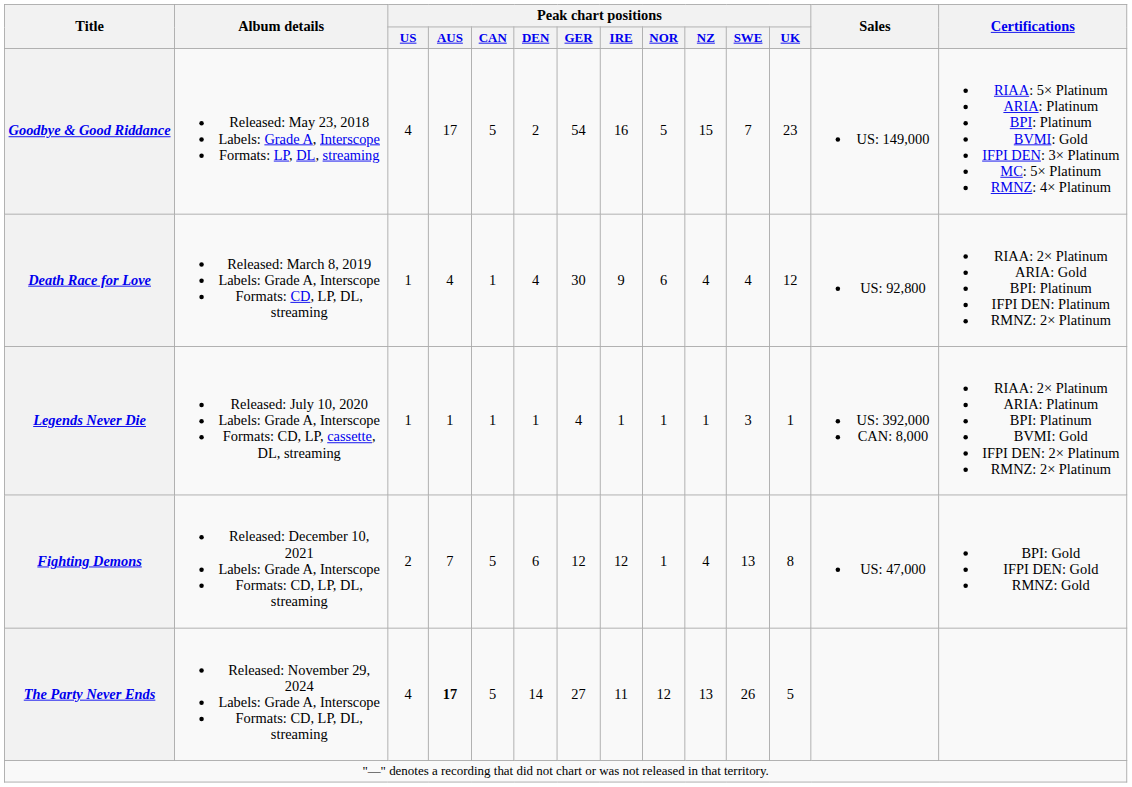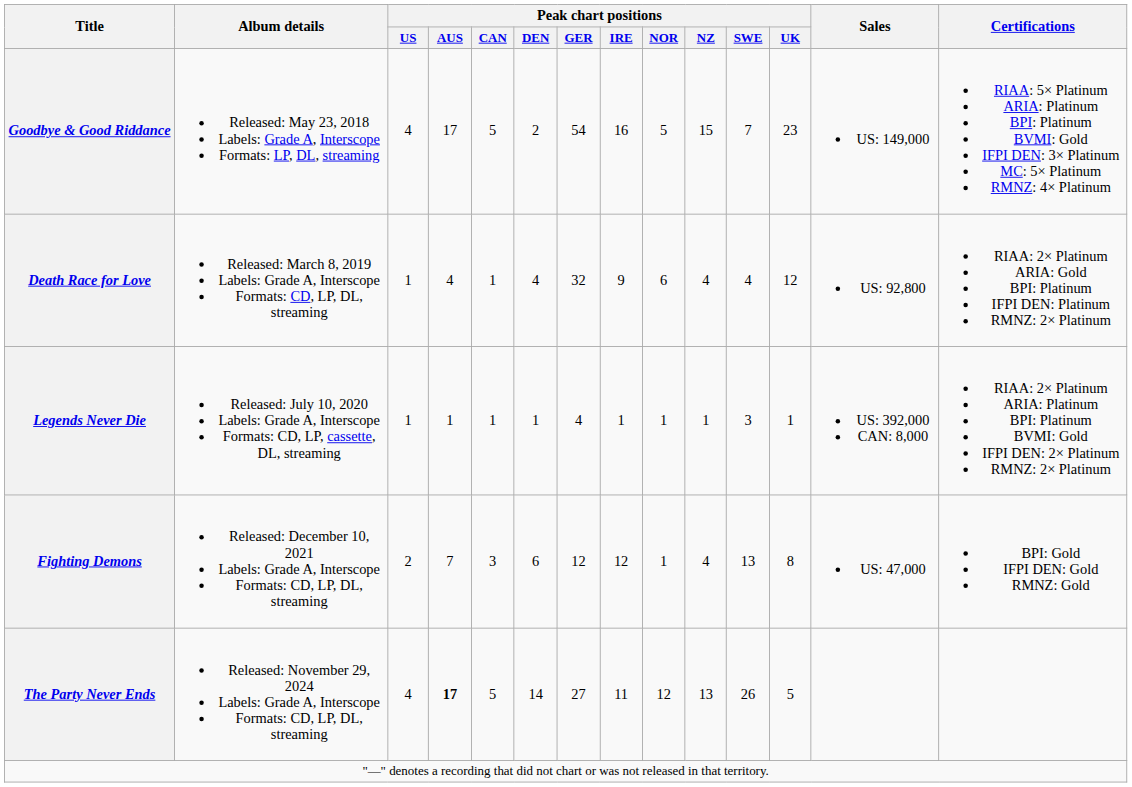(579, 280) 30 -> (579, 280) 32
(493, 561) 5 -> (493, 561) 3
